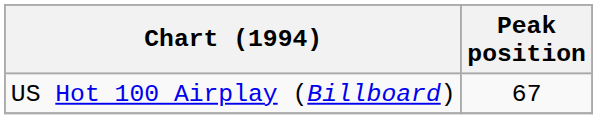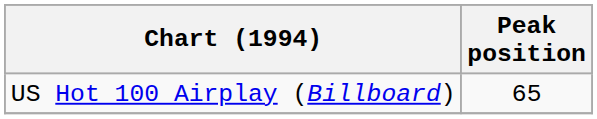(527, 94) 67 -> (527, 94) 65
